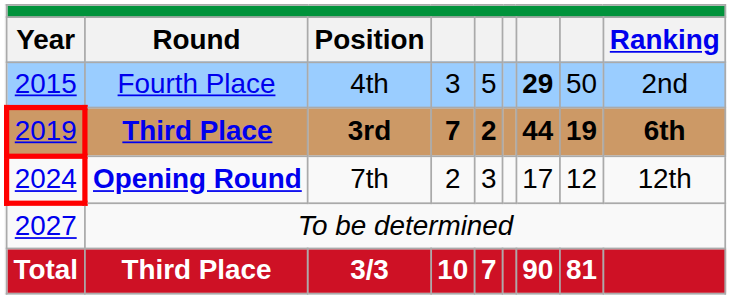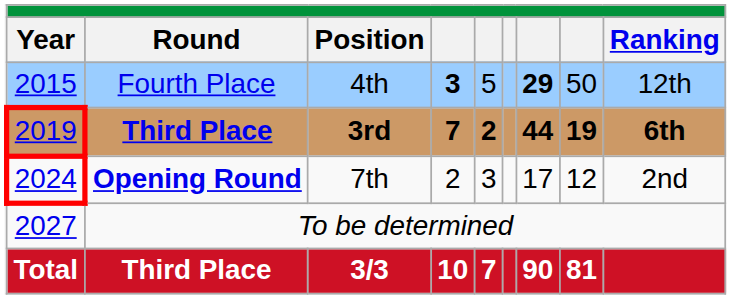(453, 84) normal -> (453, 84) bold
(665, 84) 2nd -> (665, 84) 12th
(665, 178) 12th -> (665, 178) 2nd
